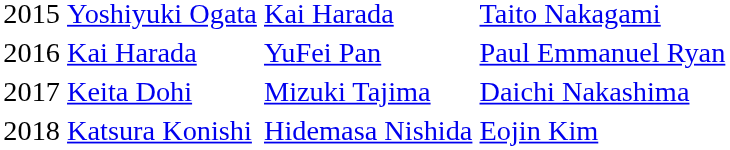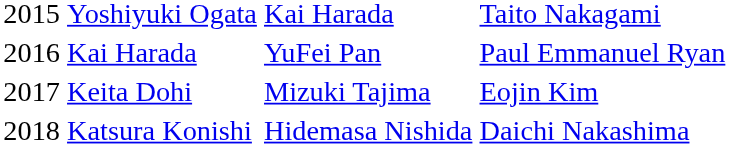(584, 91) Daichi Nakashima -> (539, 91) Eojin Kim
(539, 130) Eojin Kim -> (584, 130) Daichi Nakashima
